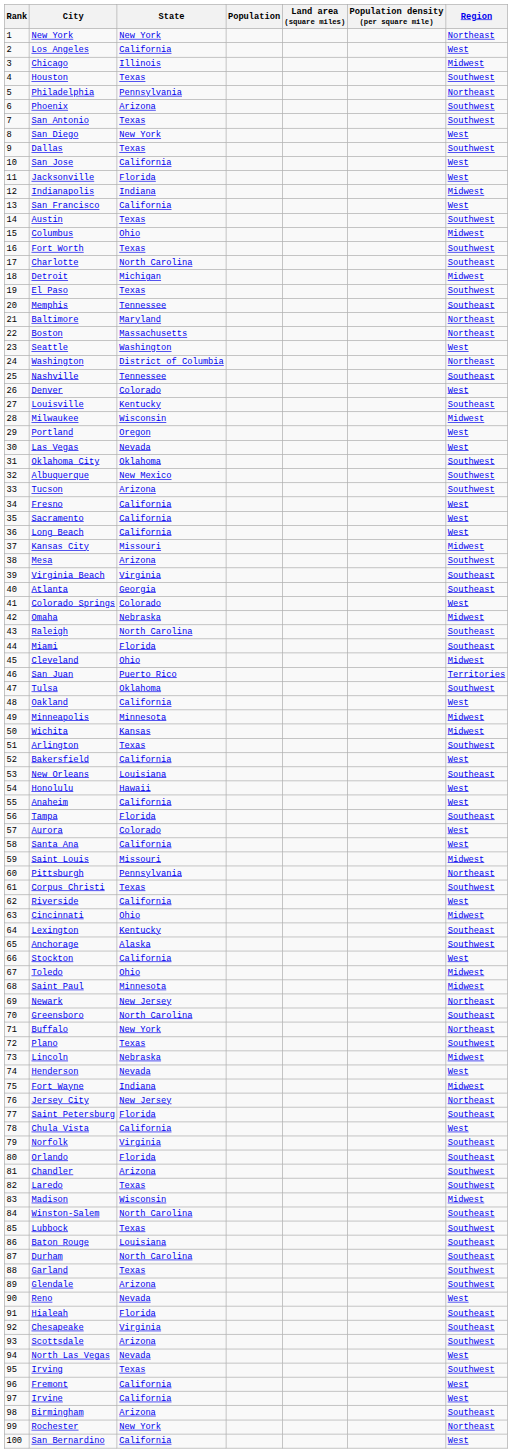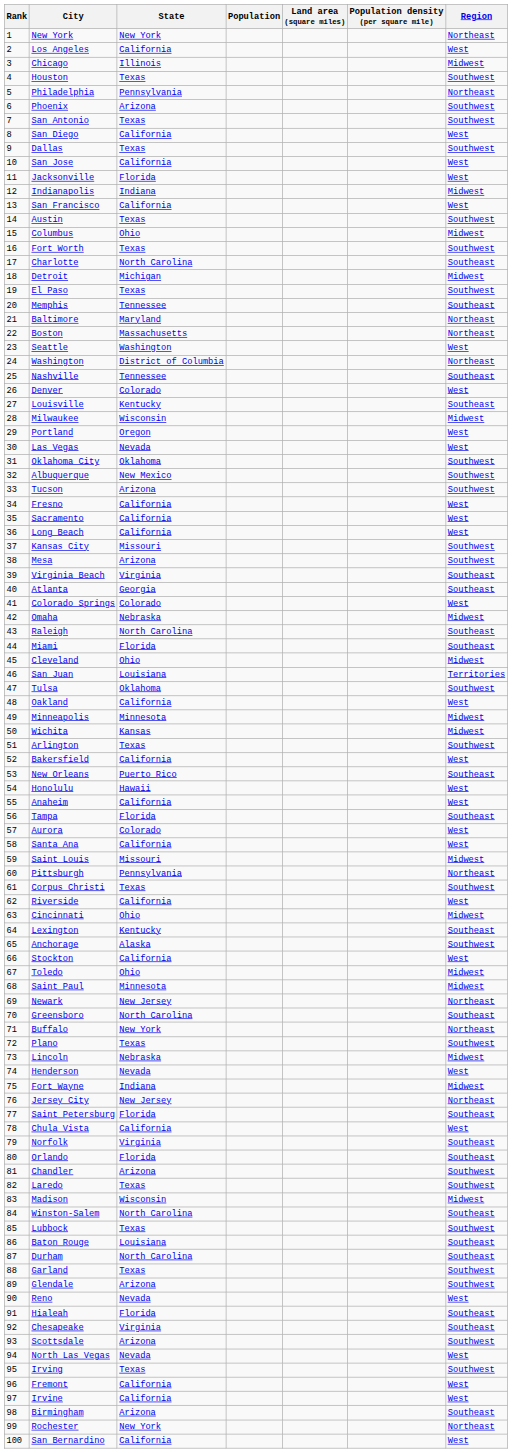(140, 135) New York -> (145, 135) California
(466, 547) Midwest -> (471, 547) Southwest
(148, 674) Puerto Rico -> (143, 674) Louisiana
(143, 774) Louisiana -> (148, 774) Puerto Rico
